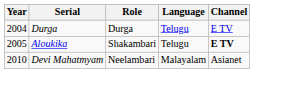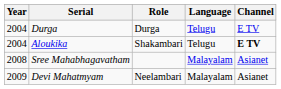(17, 44) 2005 -> (17, 44) 2004
+ row: (81, 60)
(17, 60) 2010 -> (17, 76) 2009
